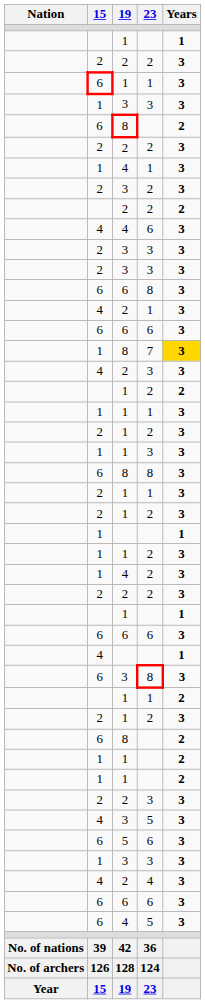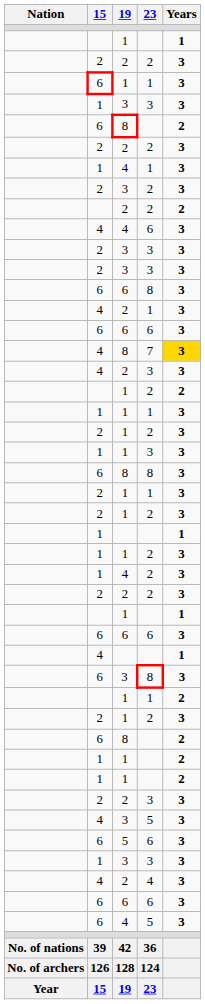(100, 350) 1 -> (100, 350) 4
